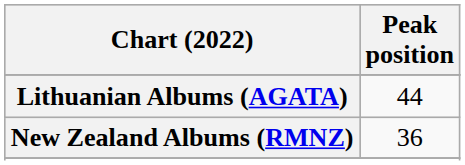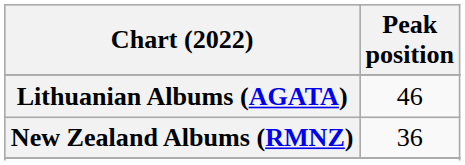(410, 95) 44 -> (410, 95) 46
